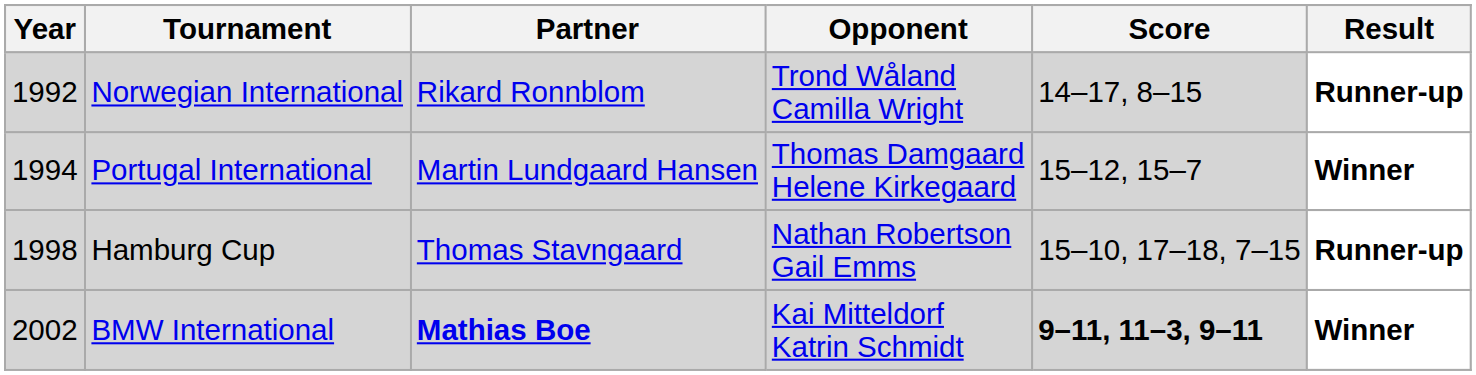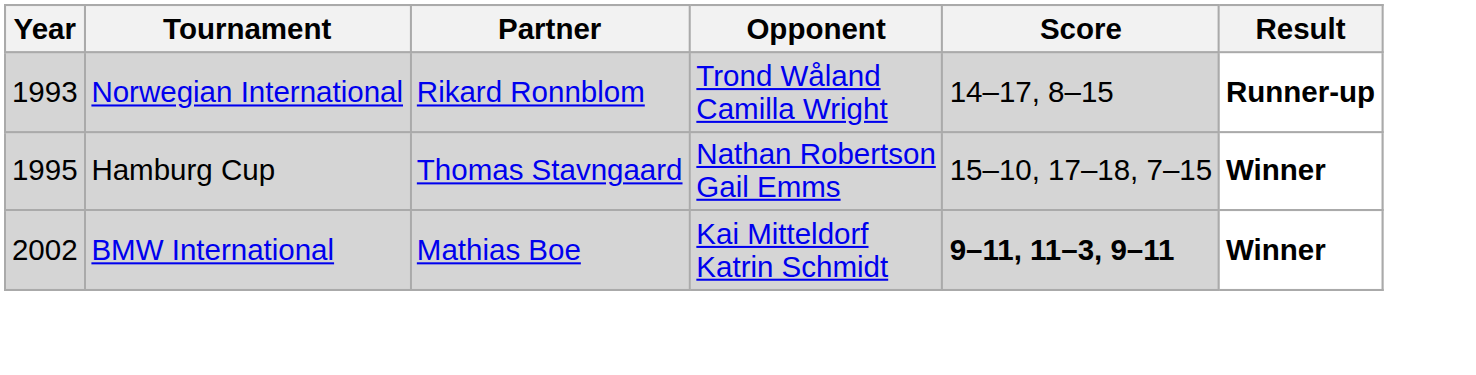(45, 92) 1992 -> (45, 92) 1993
- row: (232, 171)
(45, 251) 1998 -> (45, 171) 1995
(1389, 251) Runner-up -> (1276, 171) Winner
(504, 330) bold -> (499, 251) normal
